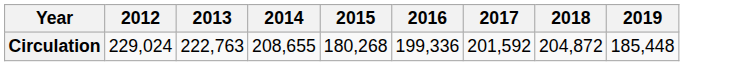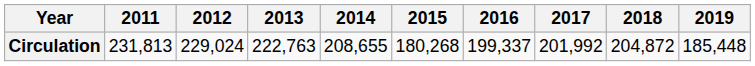+ column: (140, 18)
(427, 46) 199,336 -> (499, 46) 199,337
(499, 46) 201,592 -> (571, 46) 201,992
